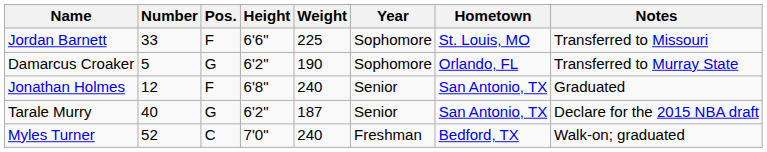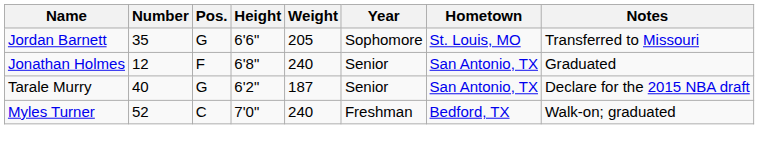(149, 40) 33 -> (140, 40) 35
(209, 40) F -> (202, 40) G
(310, 40) 225 -> (301, 40) 205
- row: (71, 64)
